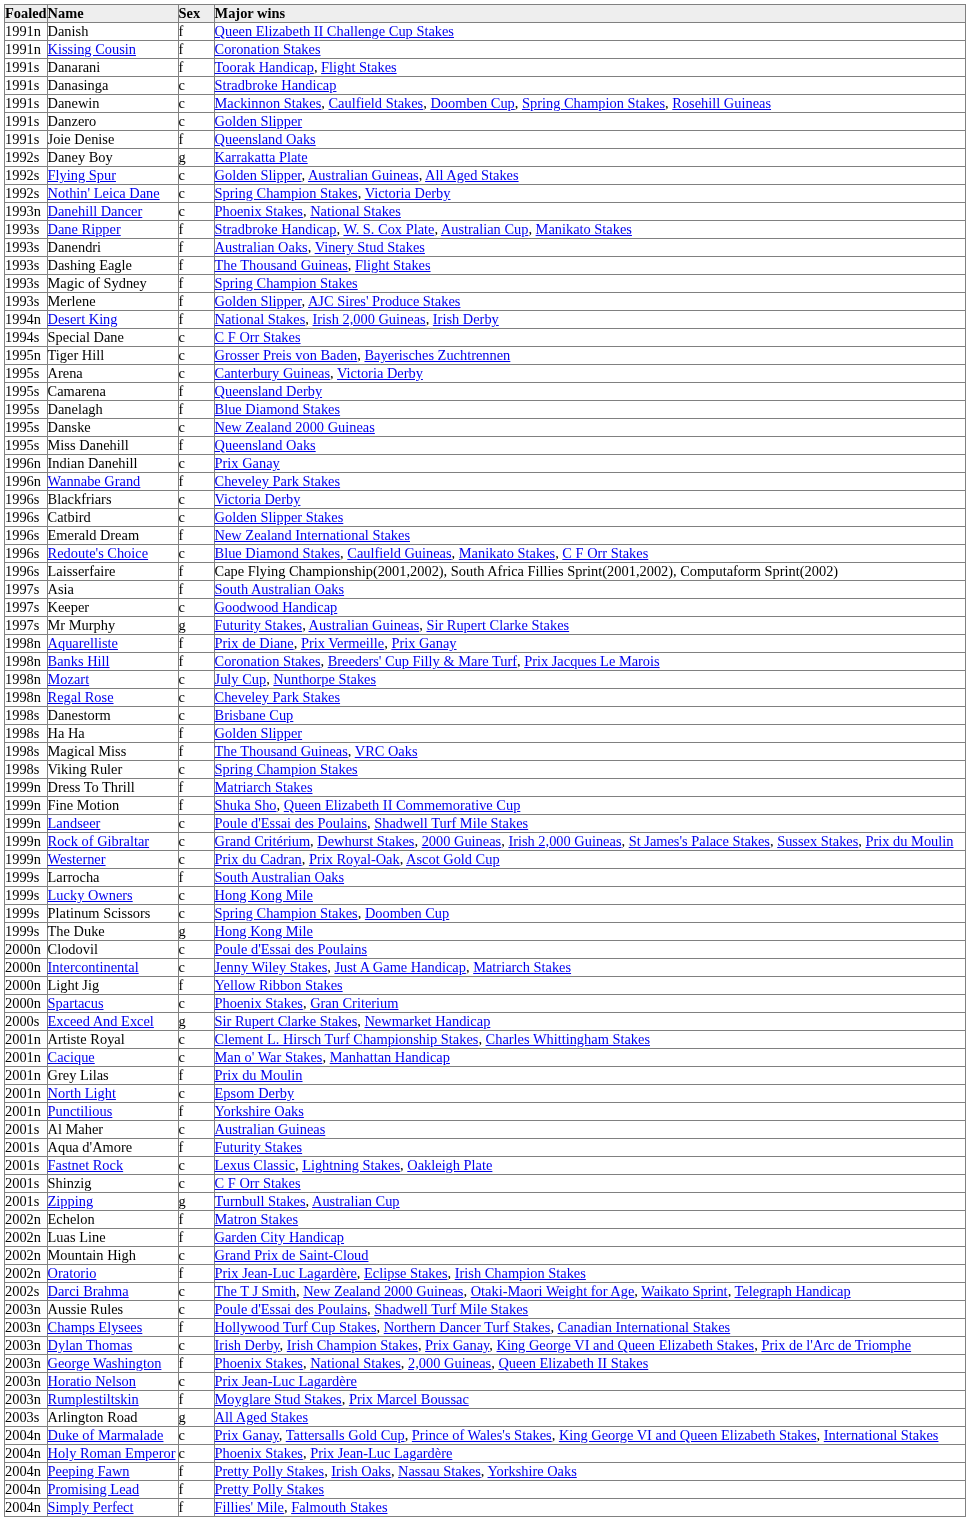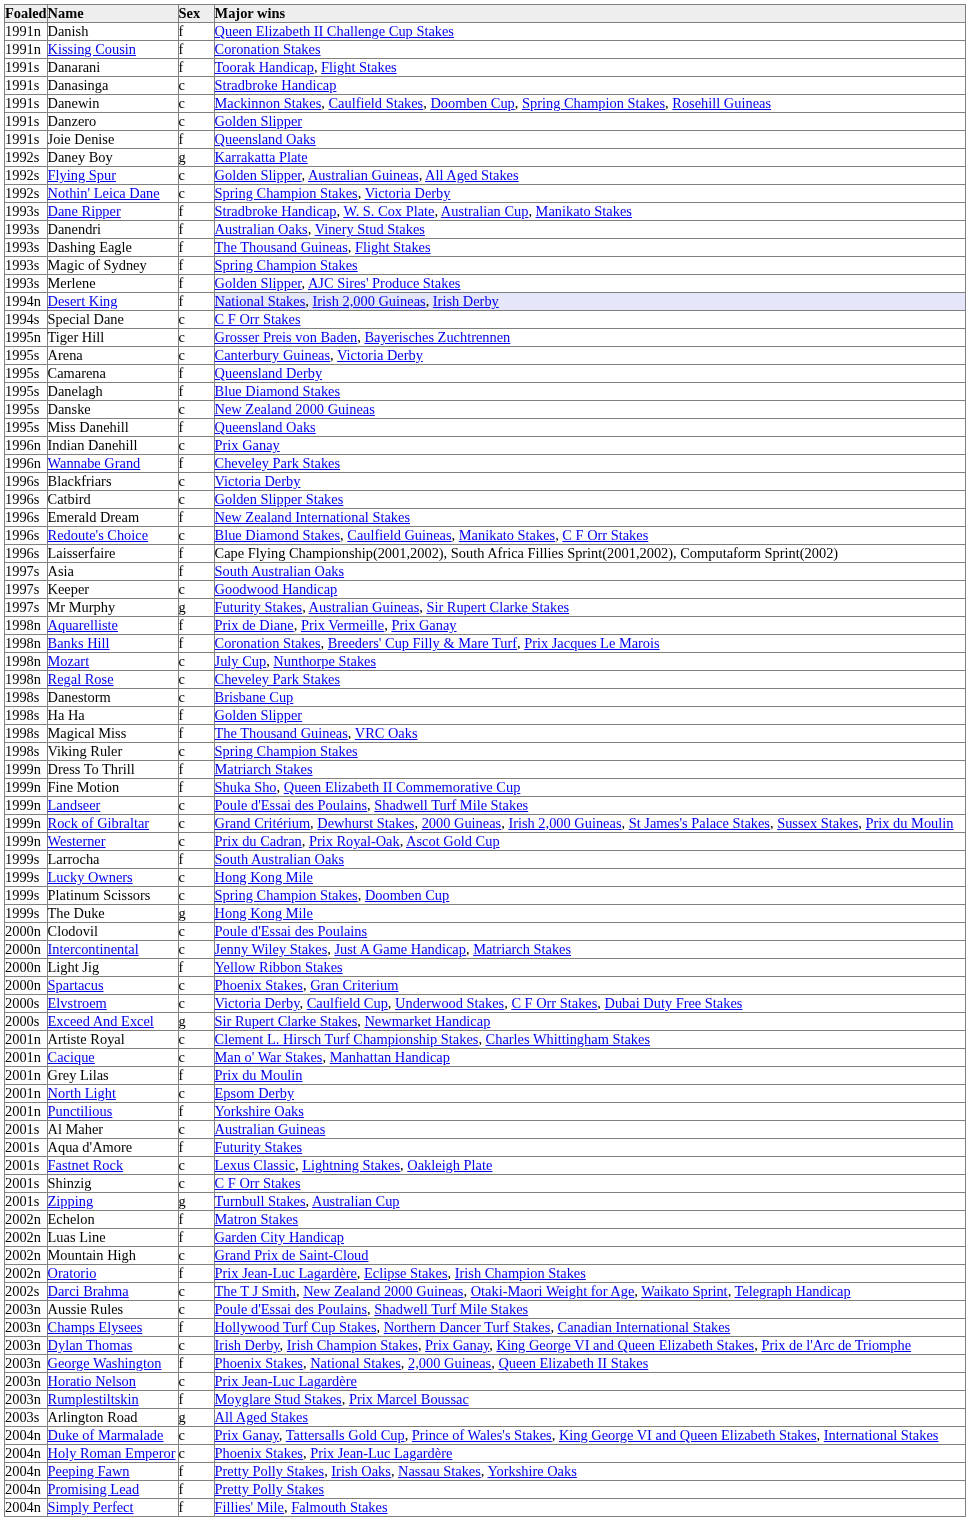- row: (95, 211)
(357, 319) no background -> (357, 301) lavender background
+ row: (77, 1003)
